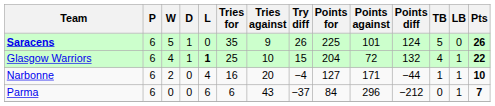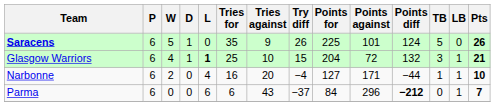(440, 59) 4 -> (440, 59) 3
(479, 59) 22 -> (479, 59) 21
(411, 93) normal -> (411, 93) bold
